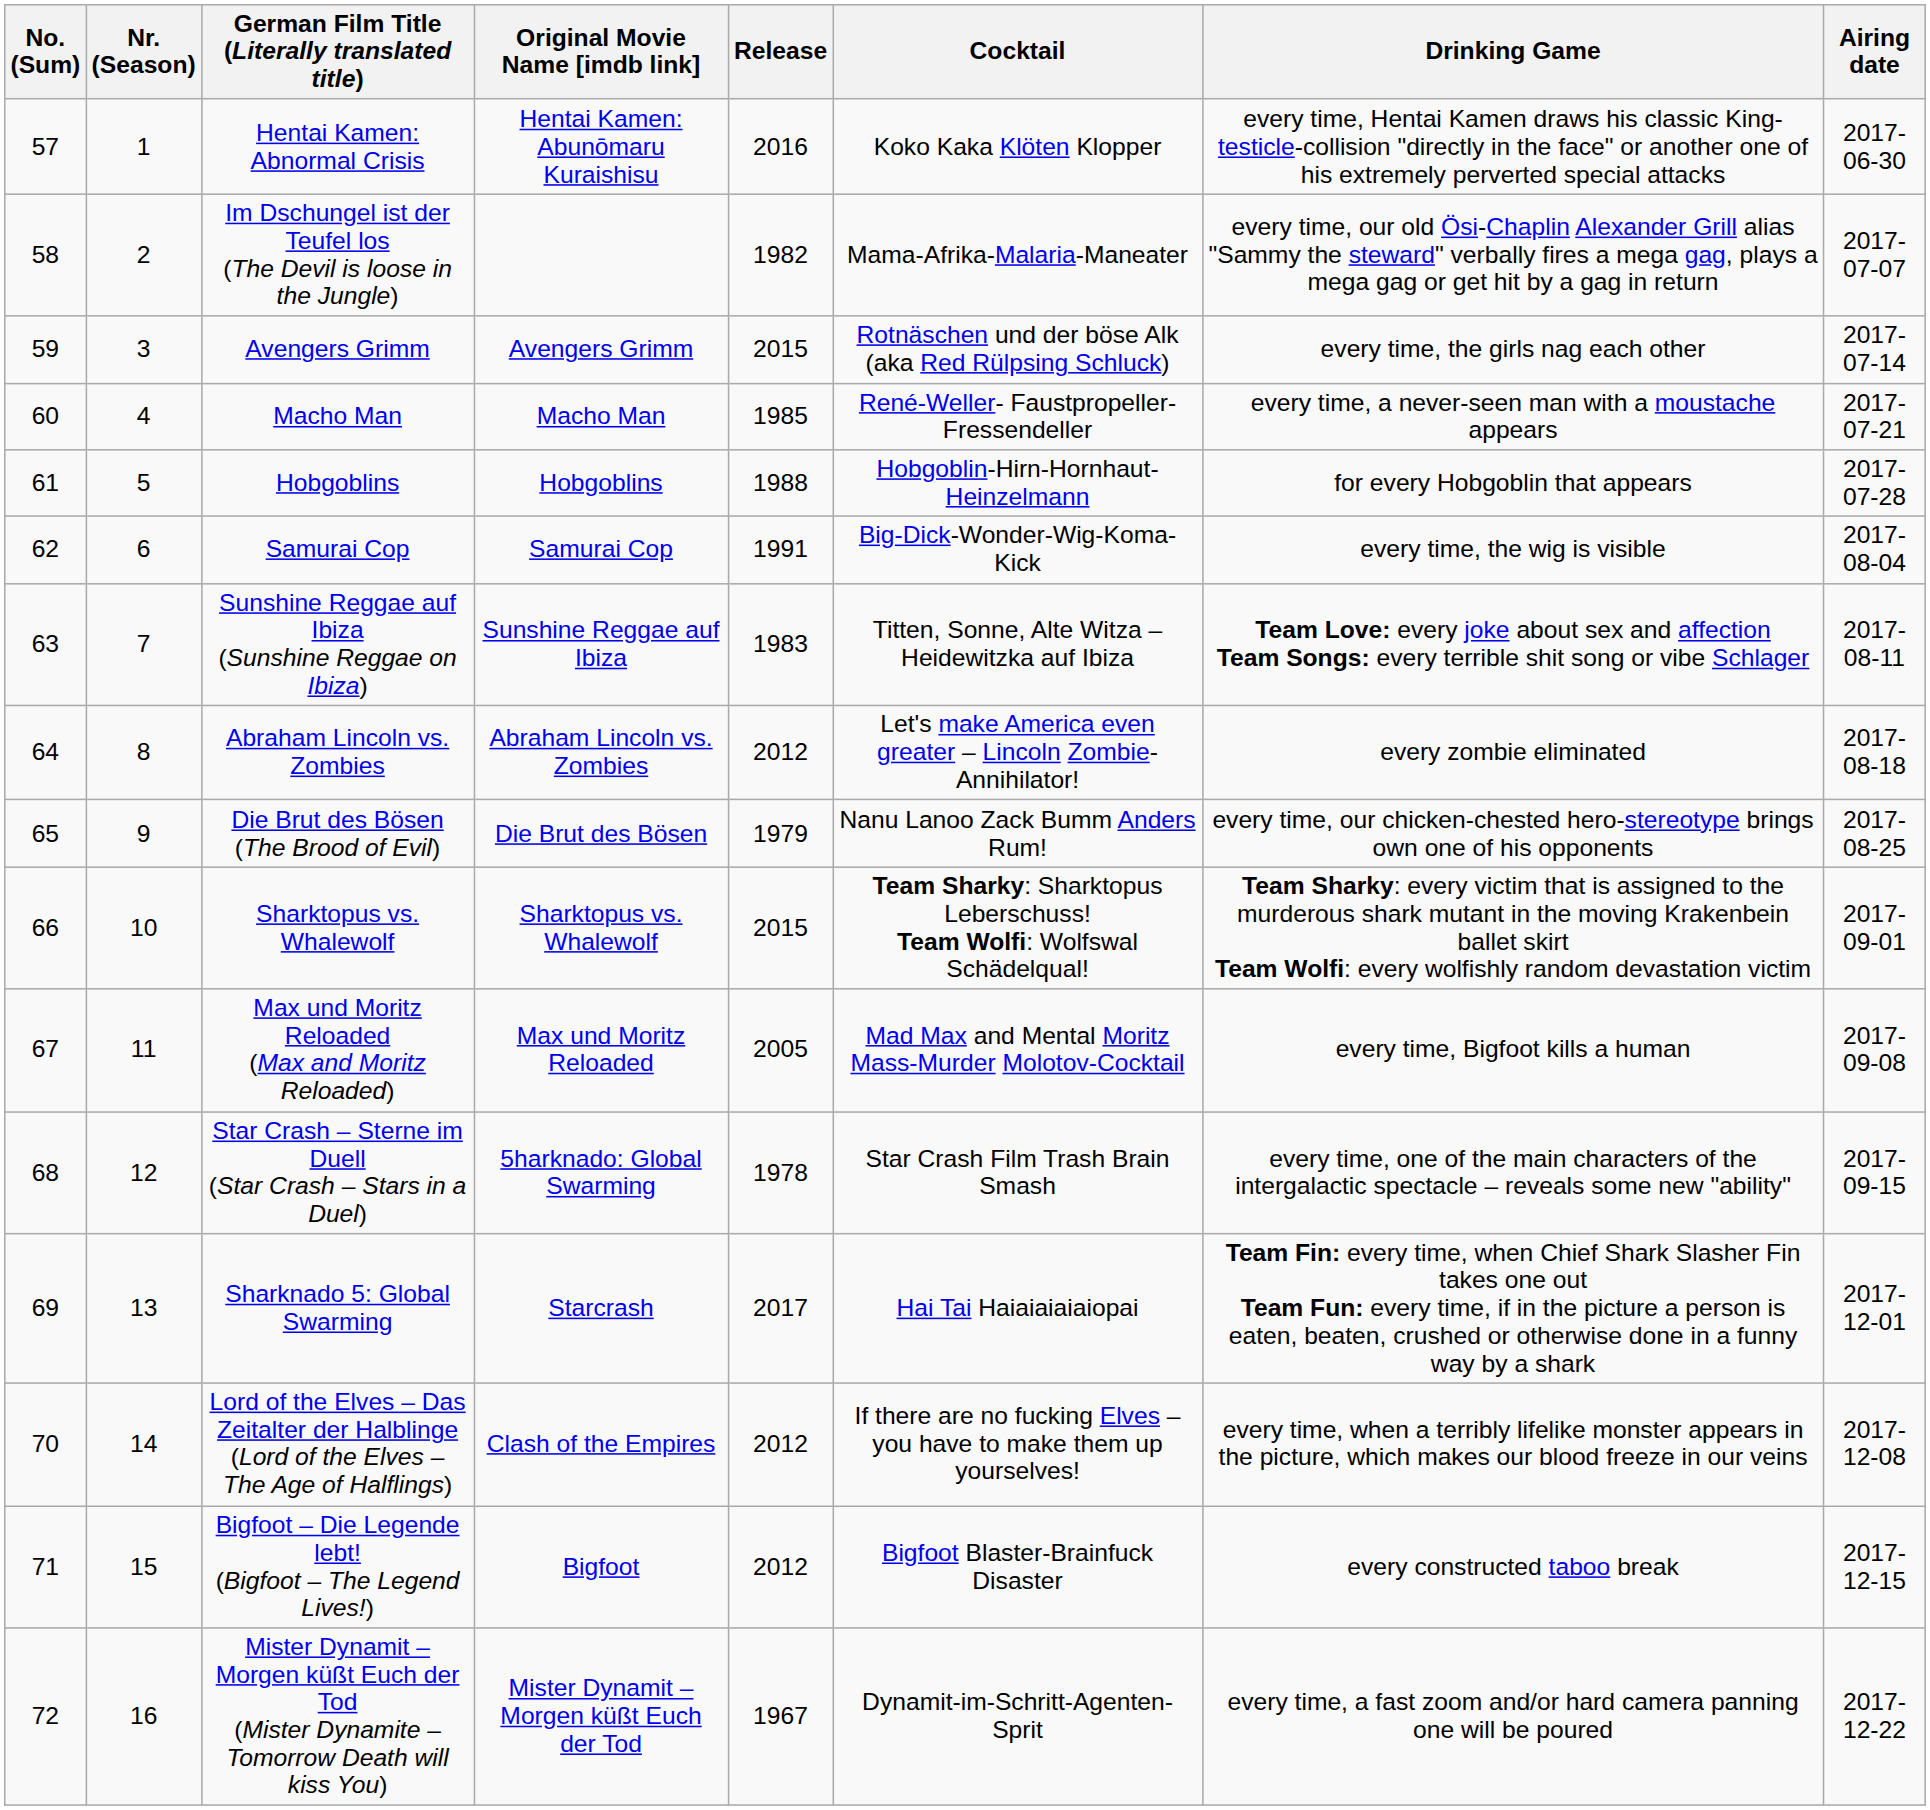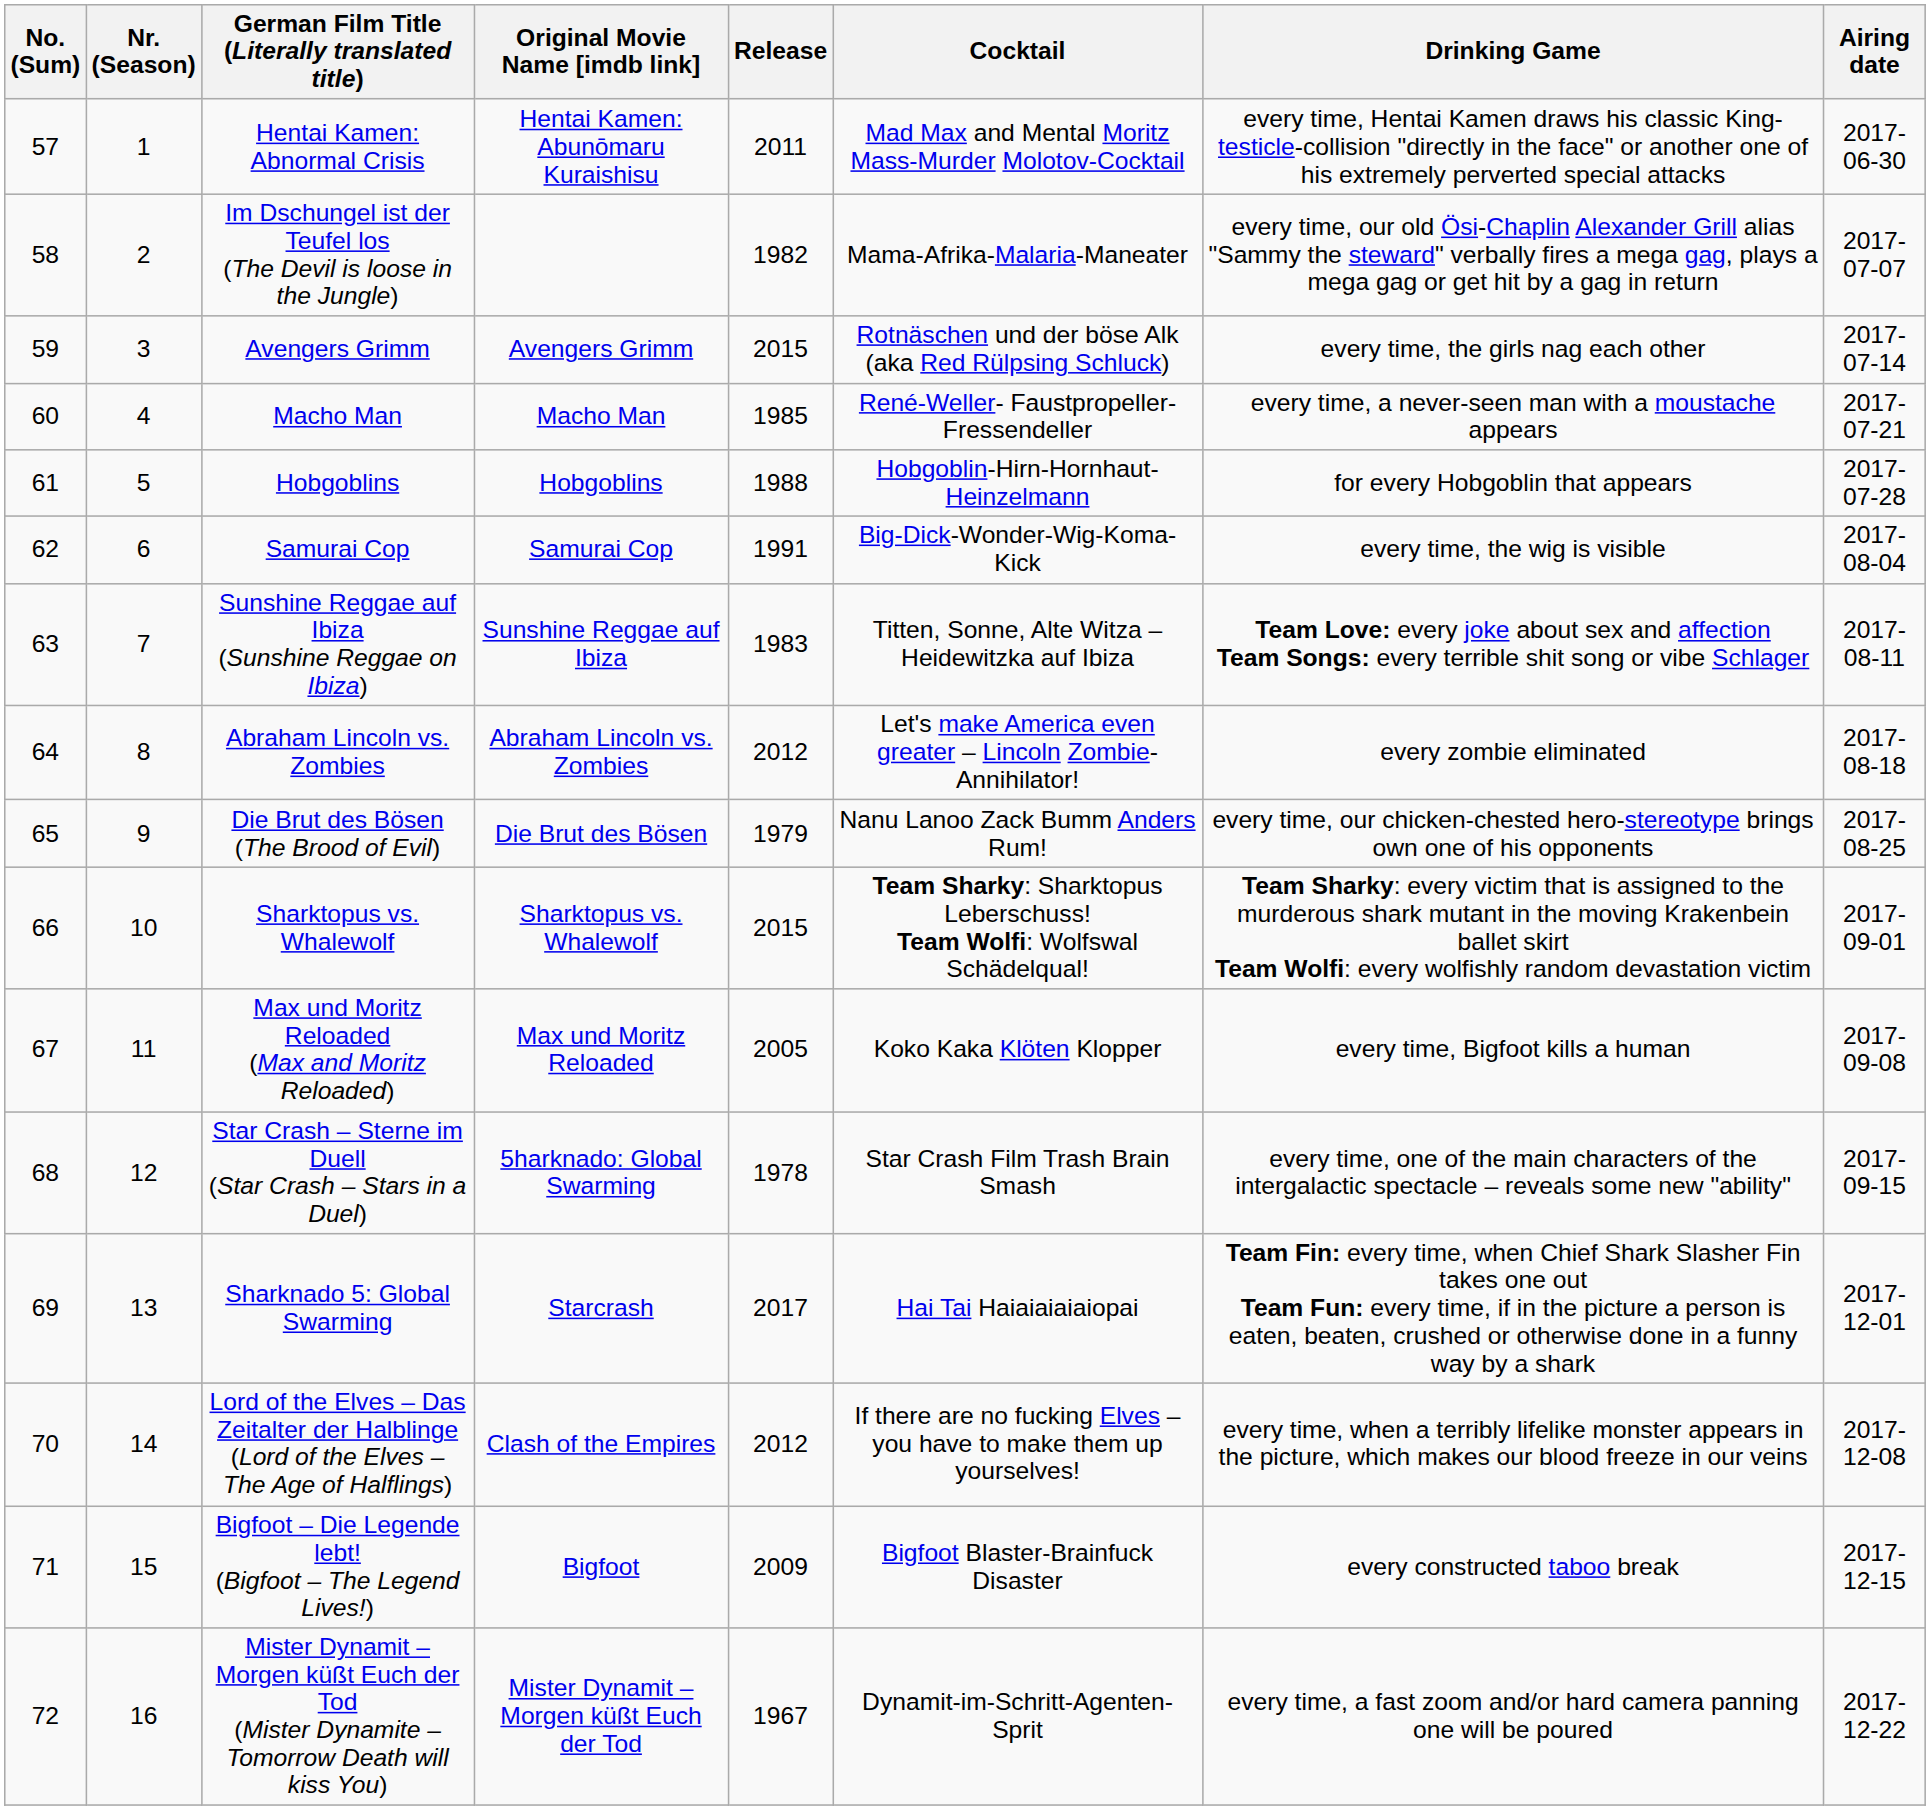(781, 146) 2016 -> (781, 146) 2011
(1018, 146) Koko Kaka Klöten Klopper -> (1018, 146) Mad Max and Mental Moritz Mass-Murder Molotov-Cocktail
(1018, 1049) Mad Max and Mental Moritz Mass-Murder Molotov-Cocktail -> (1018, 1049) Koko Kaka Klöten Klopper
(781, 1566) 2012 -> (781, 1566) 2009
